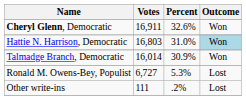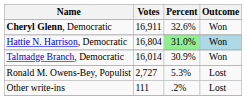(149, 42) 16,803 -> (149, 42) 16,804
(181, 42) no background -> (181, 42) lightgreen background
(146, 73) 6,727 -> (146, 73) 2,727
